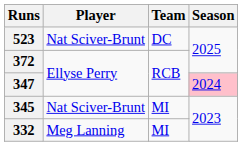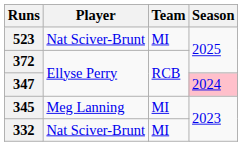(162, 38) DC -> (160, 38) MI
(96, 107) Nat Sciver-Brunt -> (85, 107) Meg Lanning
(85, 130) Meg Lanning -> (96, 130) Nat Sciver-Brunt
